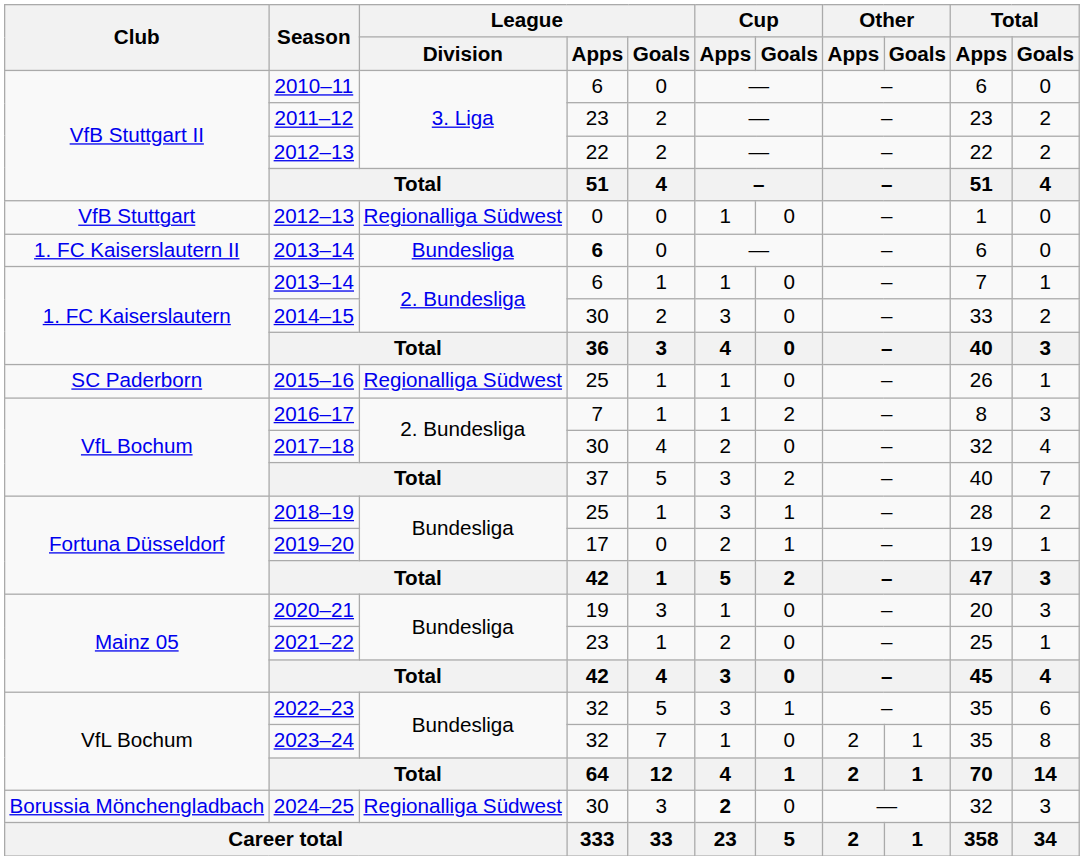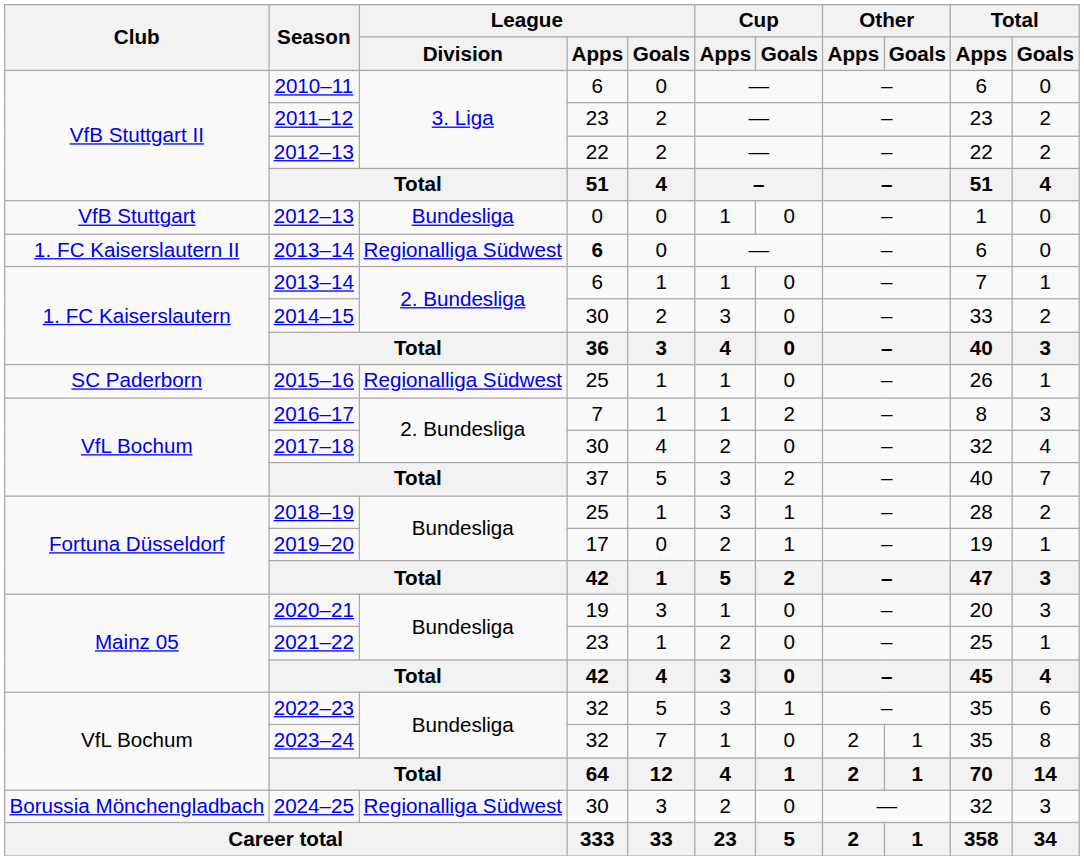(463, 217) Regionalliga Südwest -> (463, 217) Bundesliga
(463, 250) Bundesliga -> (463, 250) Regionalliga Südwest
(725, 806) bold -> (725, 806) normal
